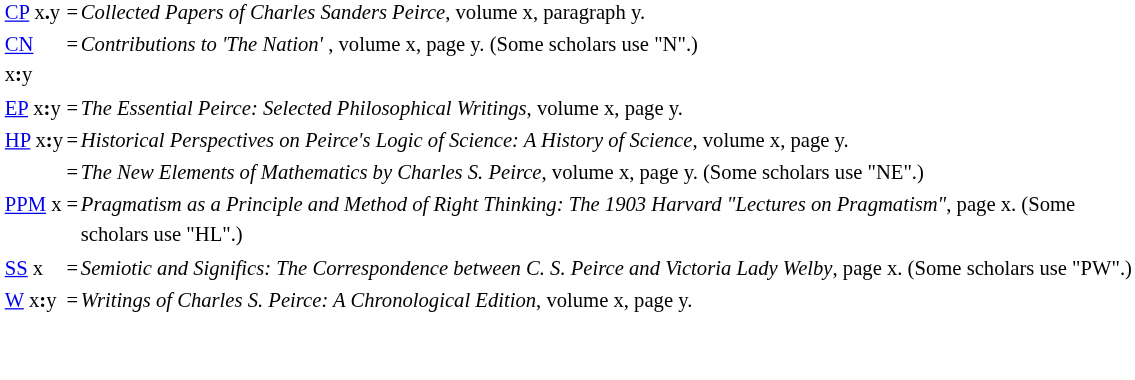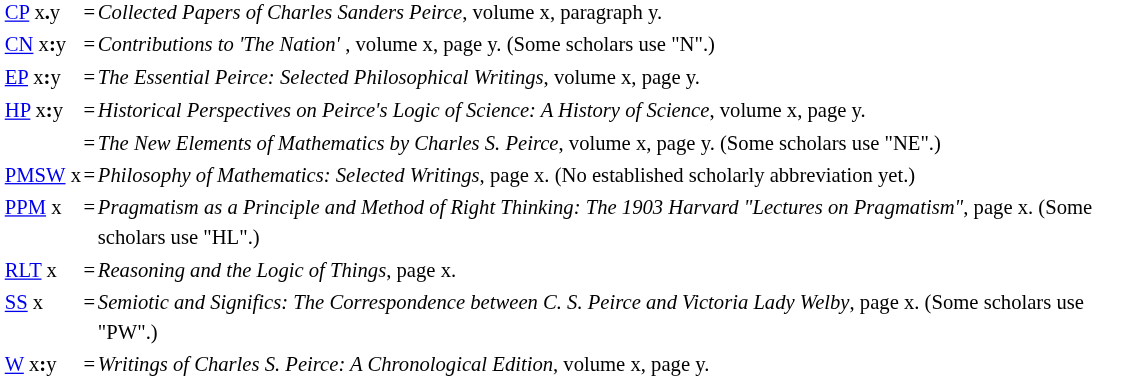+ row: (43, 175)
+ row: (31, 270)
